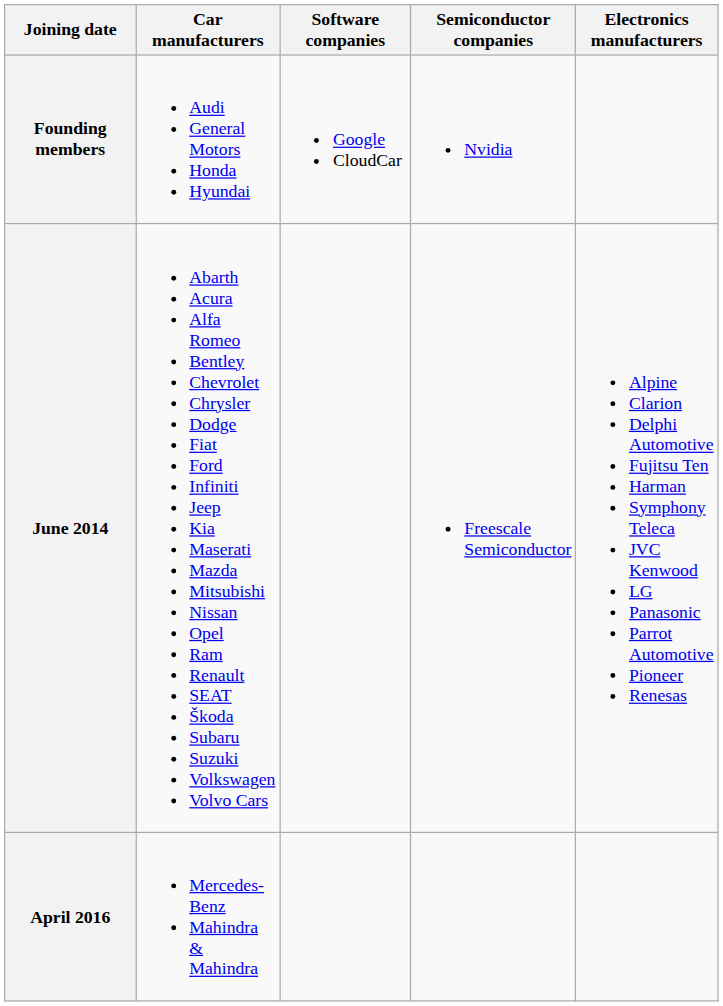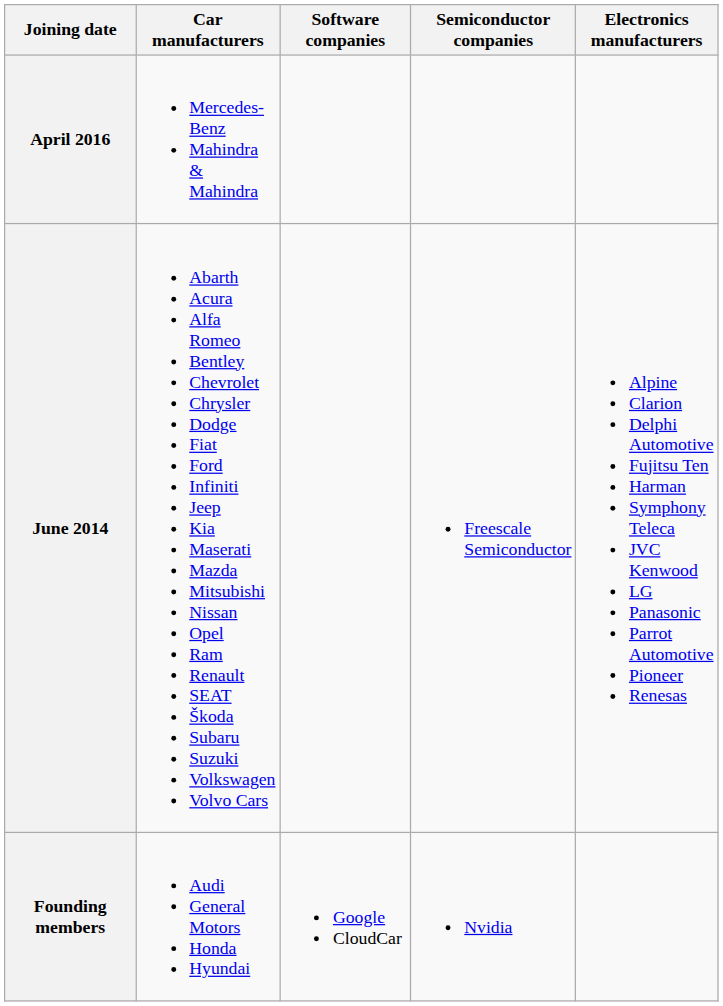rows swapped: (70, 139) <-> (70, 917)
